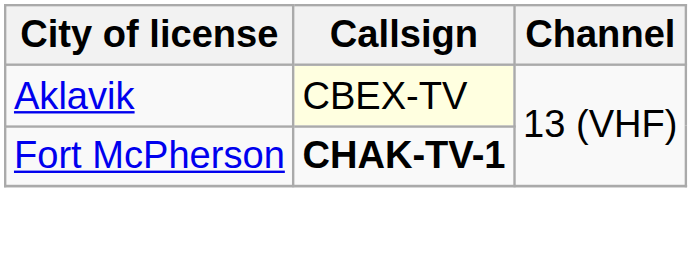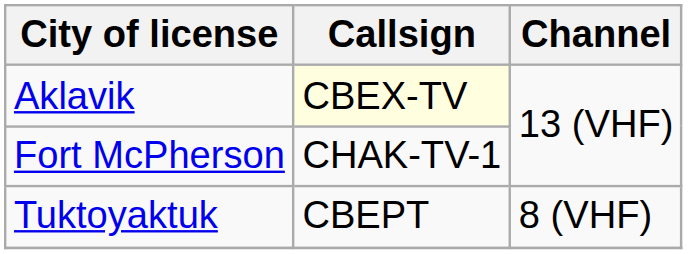(404, 155) bold -> (402, 155) normal
+ row: (116, 215)
